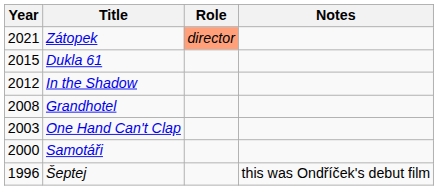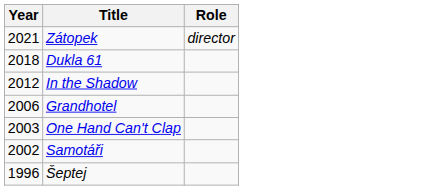- column: (336, 15)
(211, 38) lightsalmon background -> (211, 38) no background
(24, 60) 2015 -> (24, 60) 2018
(24, 106) 2008 -> (24, 106) 2006
(24, 151) 2000 -> (24, 151) 2002
